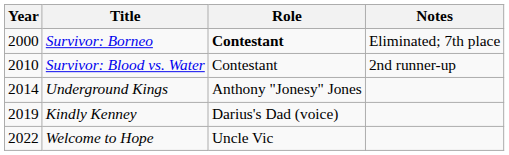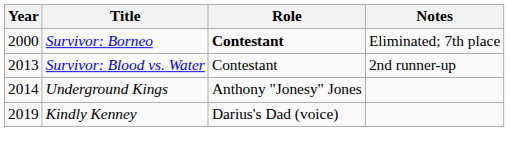(23, 65) 2010 -> (23, 65) 2013
- row: (100, 138)
